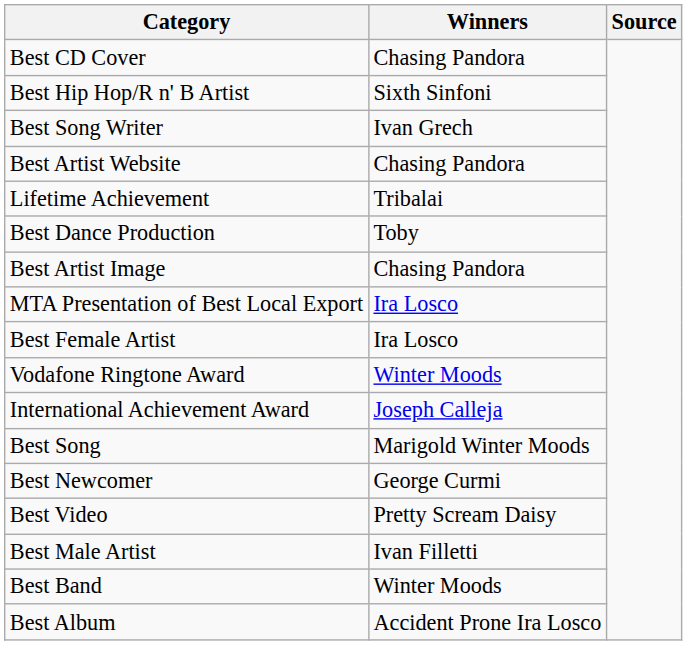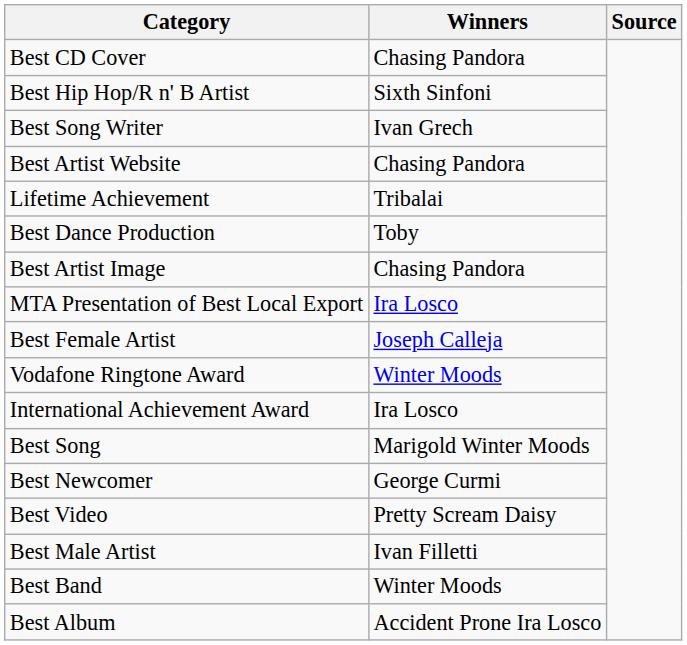(416, 339) Ira Losco -> (438, 339) Joseph Calleja
(438, 410) Joseph Calleja -> (416, 410) Ira Losco
